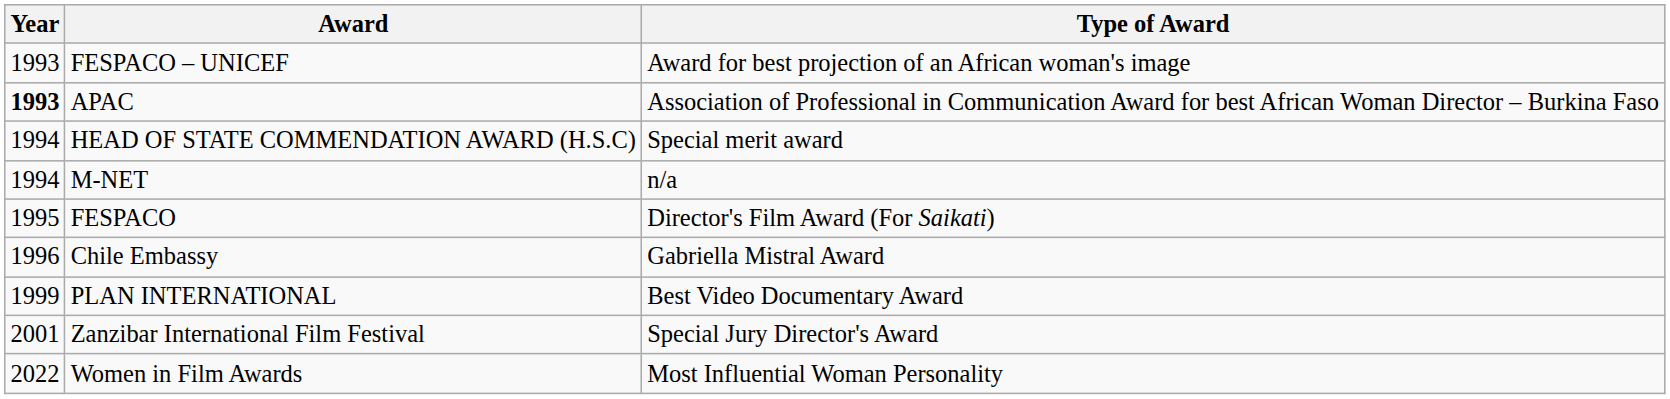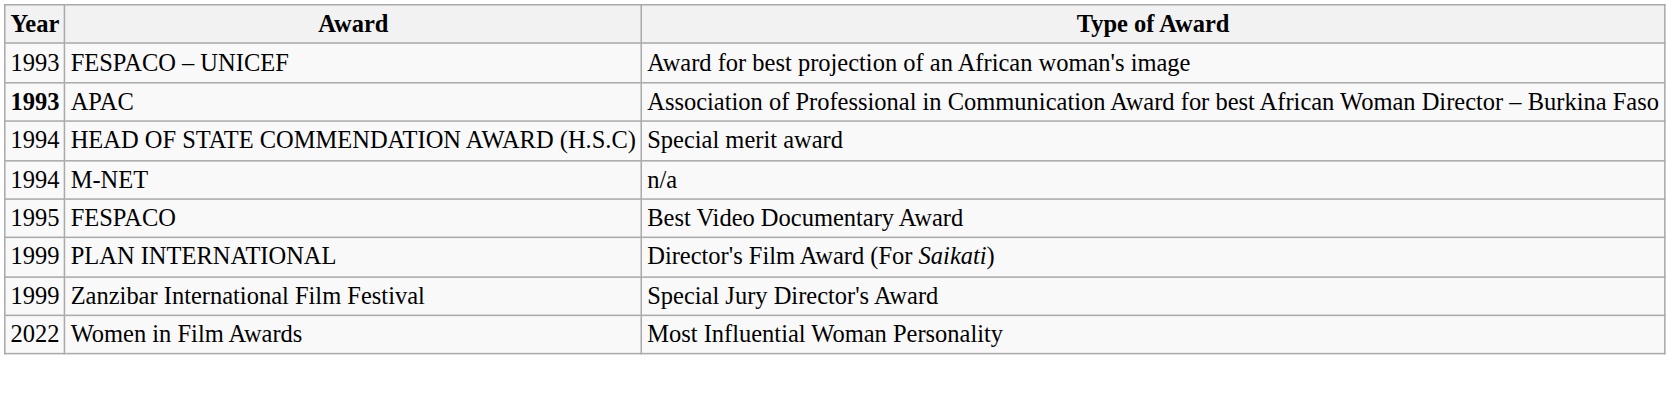(821, 218) Director's Film Award (For Saikati) -> (805, 218) Best Video Documentary Award
- row: (144, 256)
(805, 295) Best Video Documentary Award -> (821, 256) Director's Film Award (For Saikati)
(35, 334) 2001 -> (35, 295) 1999
